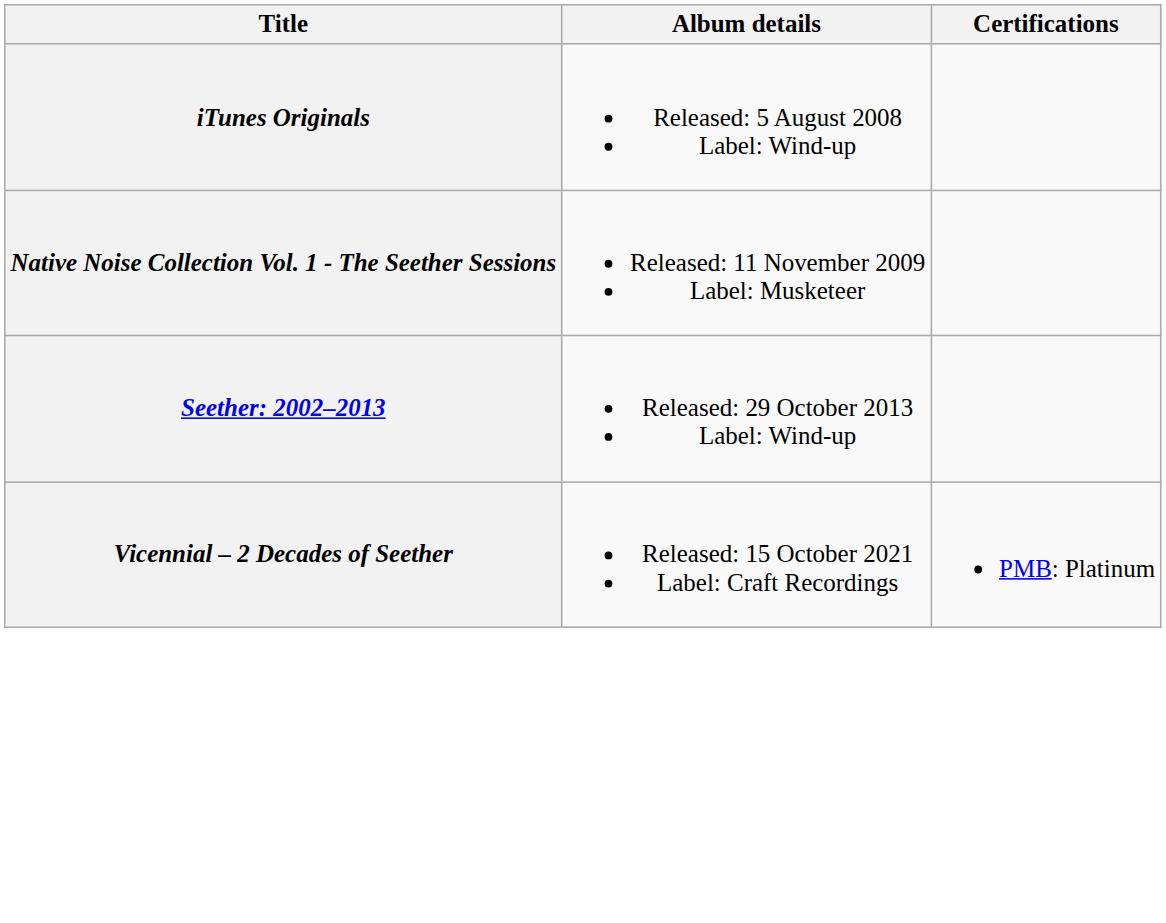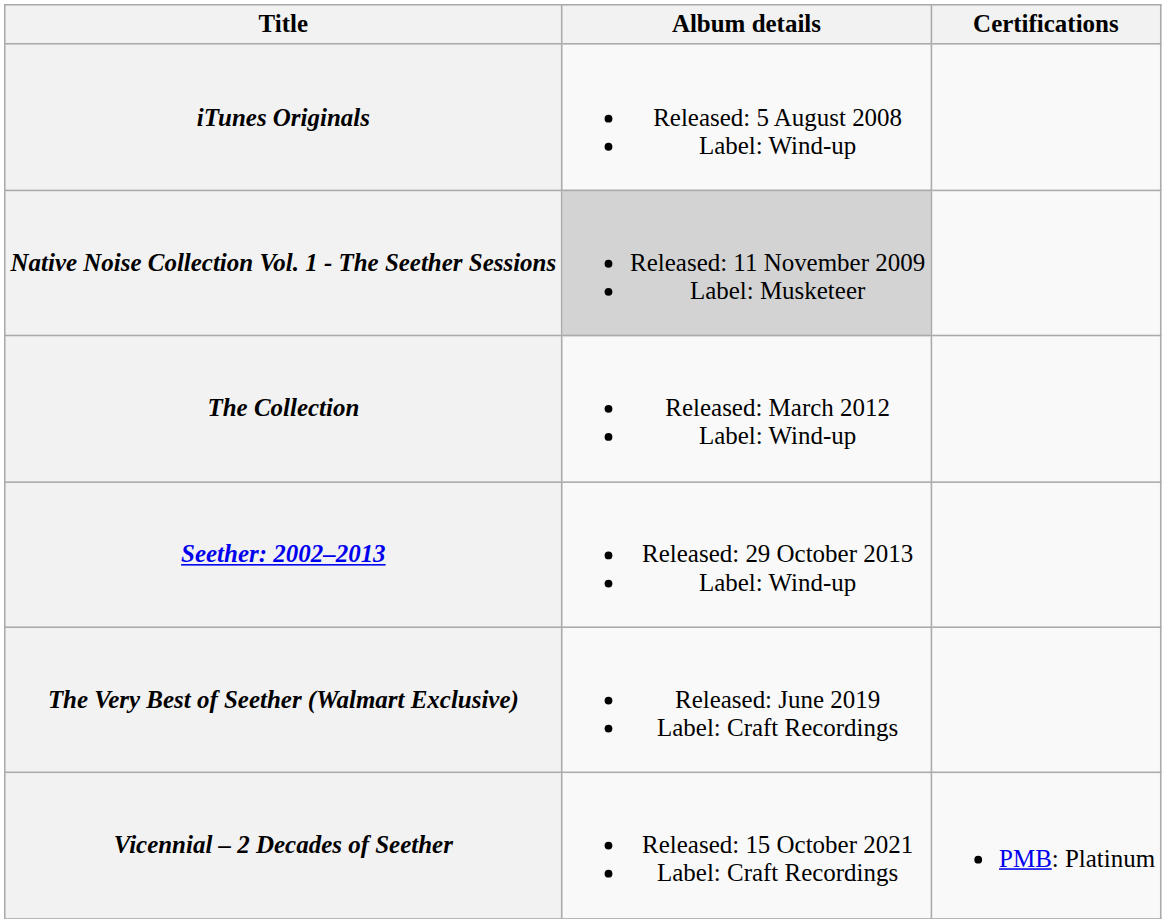(746, 277) no background -> (746, 277) lightgrey background
+ row: (283, 408)
+ row: (283, 699)
